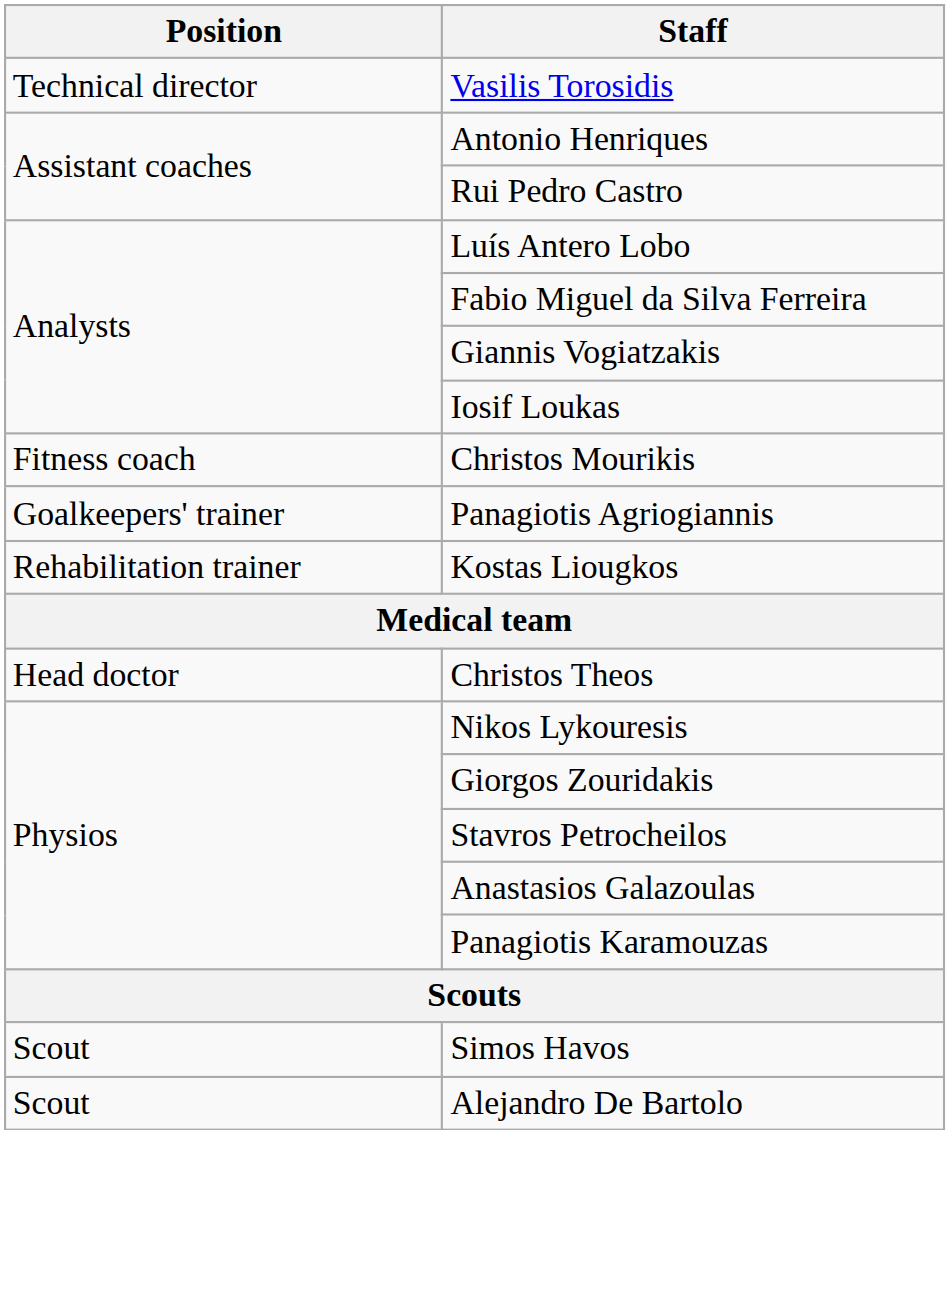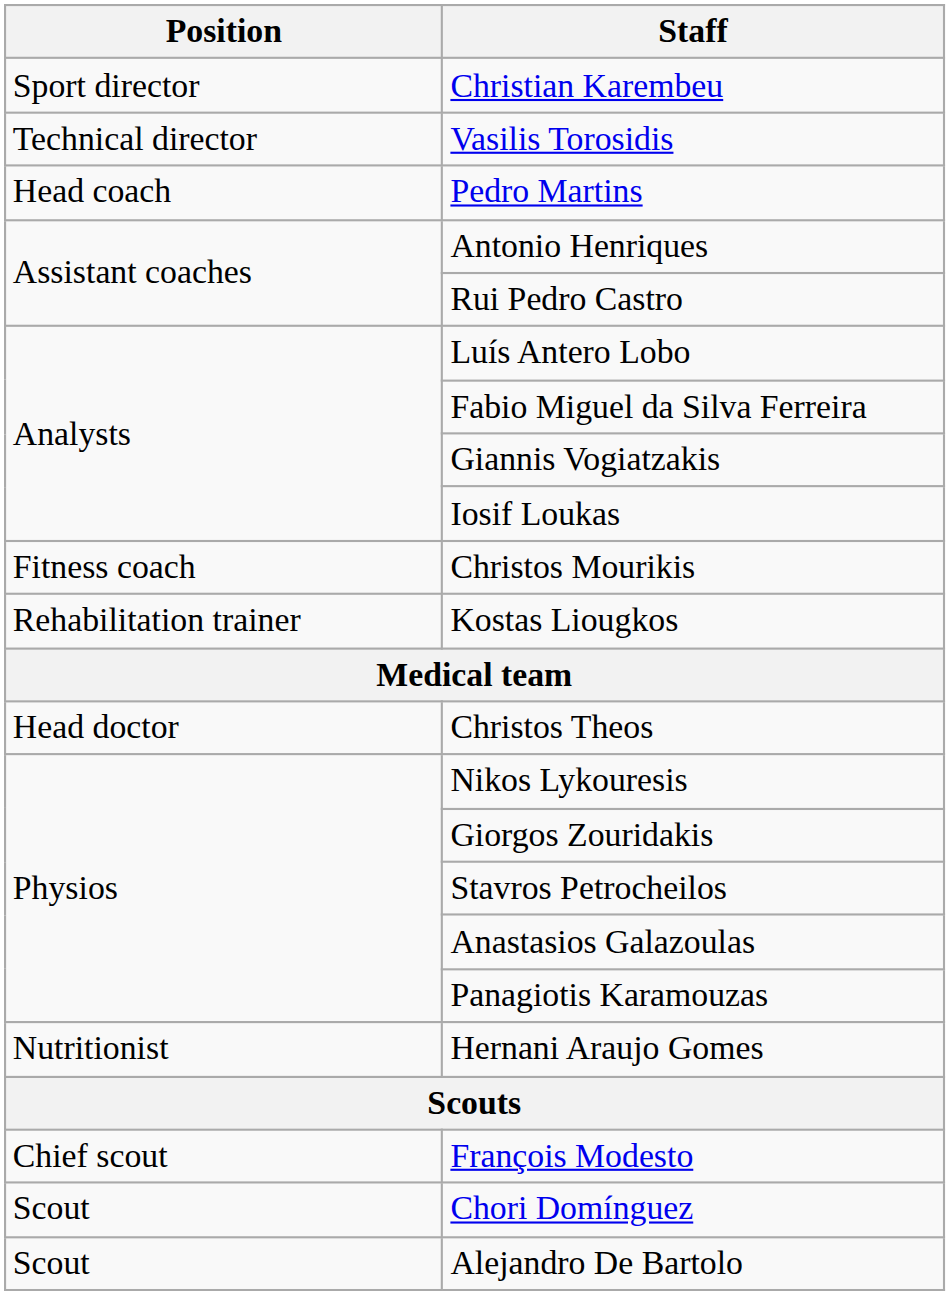+ row: (587, 84)
+ row: (547, 191)
- row: (612, 513)
+ row: (607, 1048)
+ row: (572, 1155)
- row: (540, 1048)
+ row: (572, 1209)
